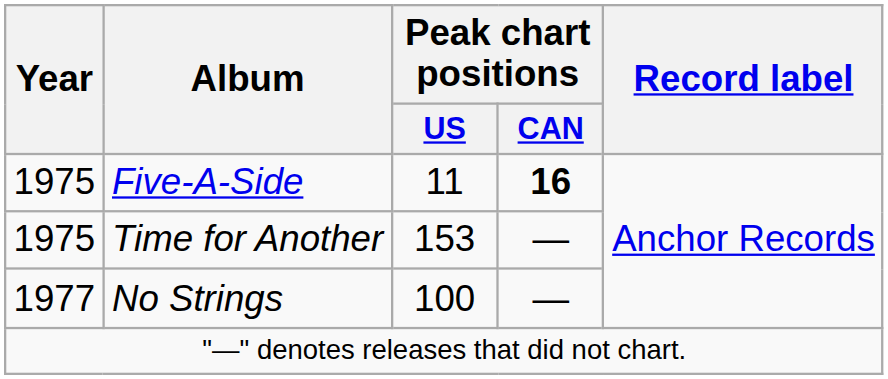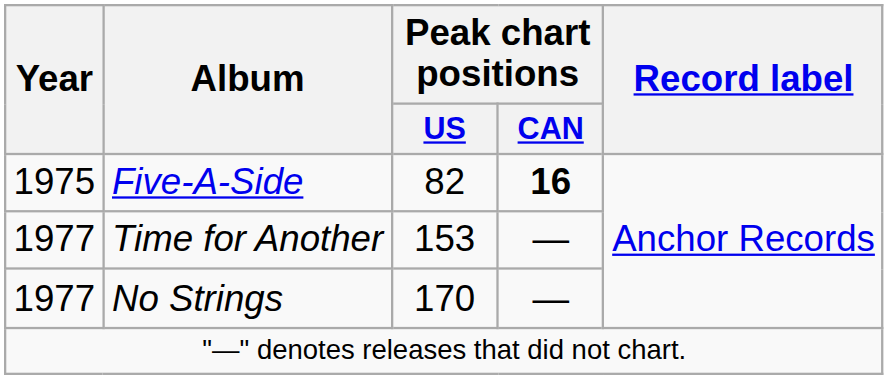(445, 181) 11 -> (445, 181) 82
(54, 239) 1975 -> (54, 239) 1977
(445, 297) 100 -> (445, 297) 170
